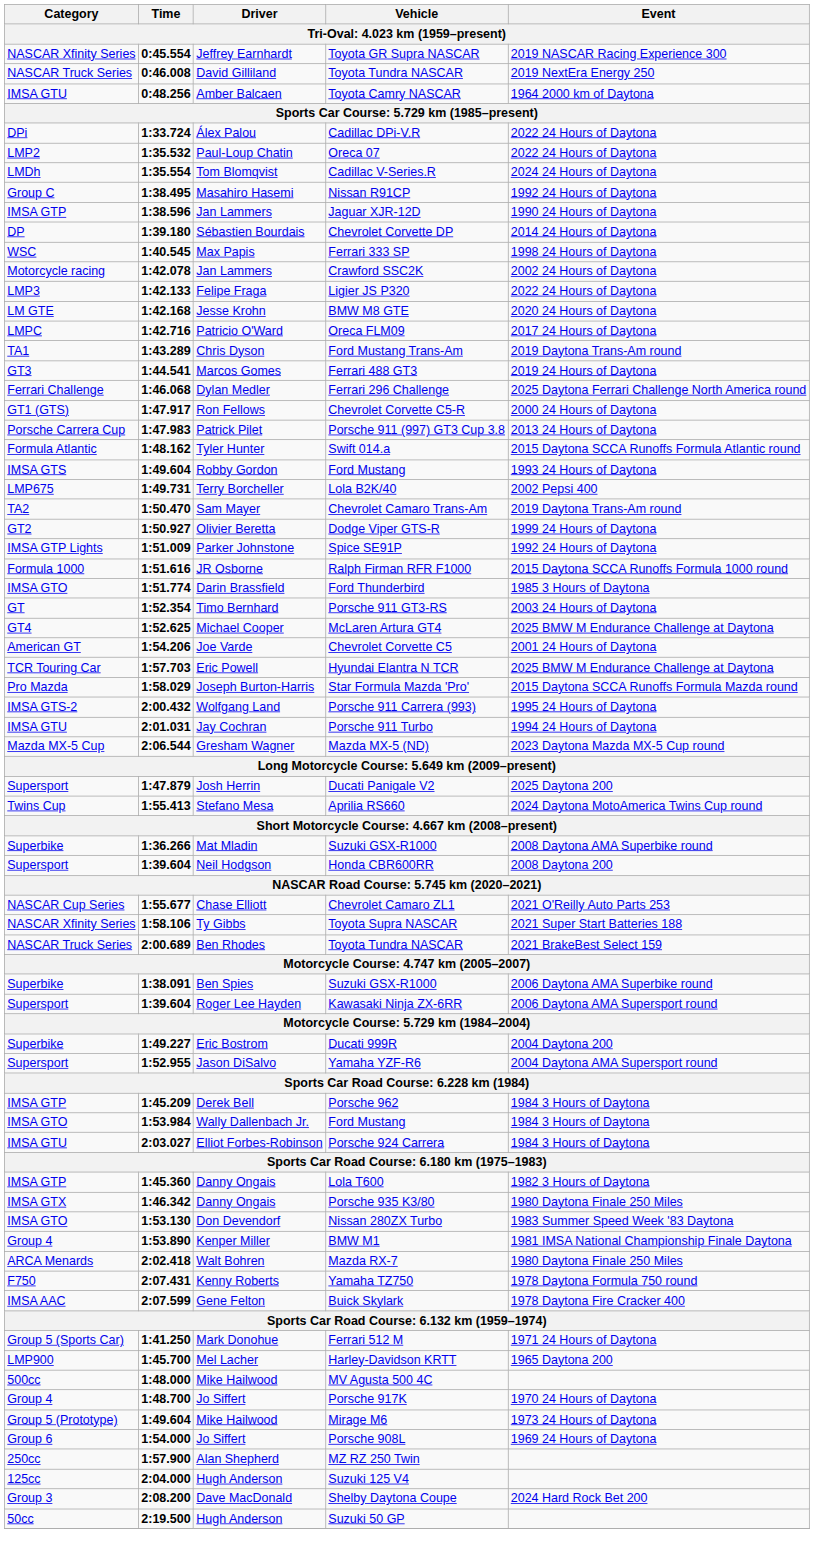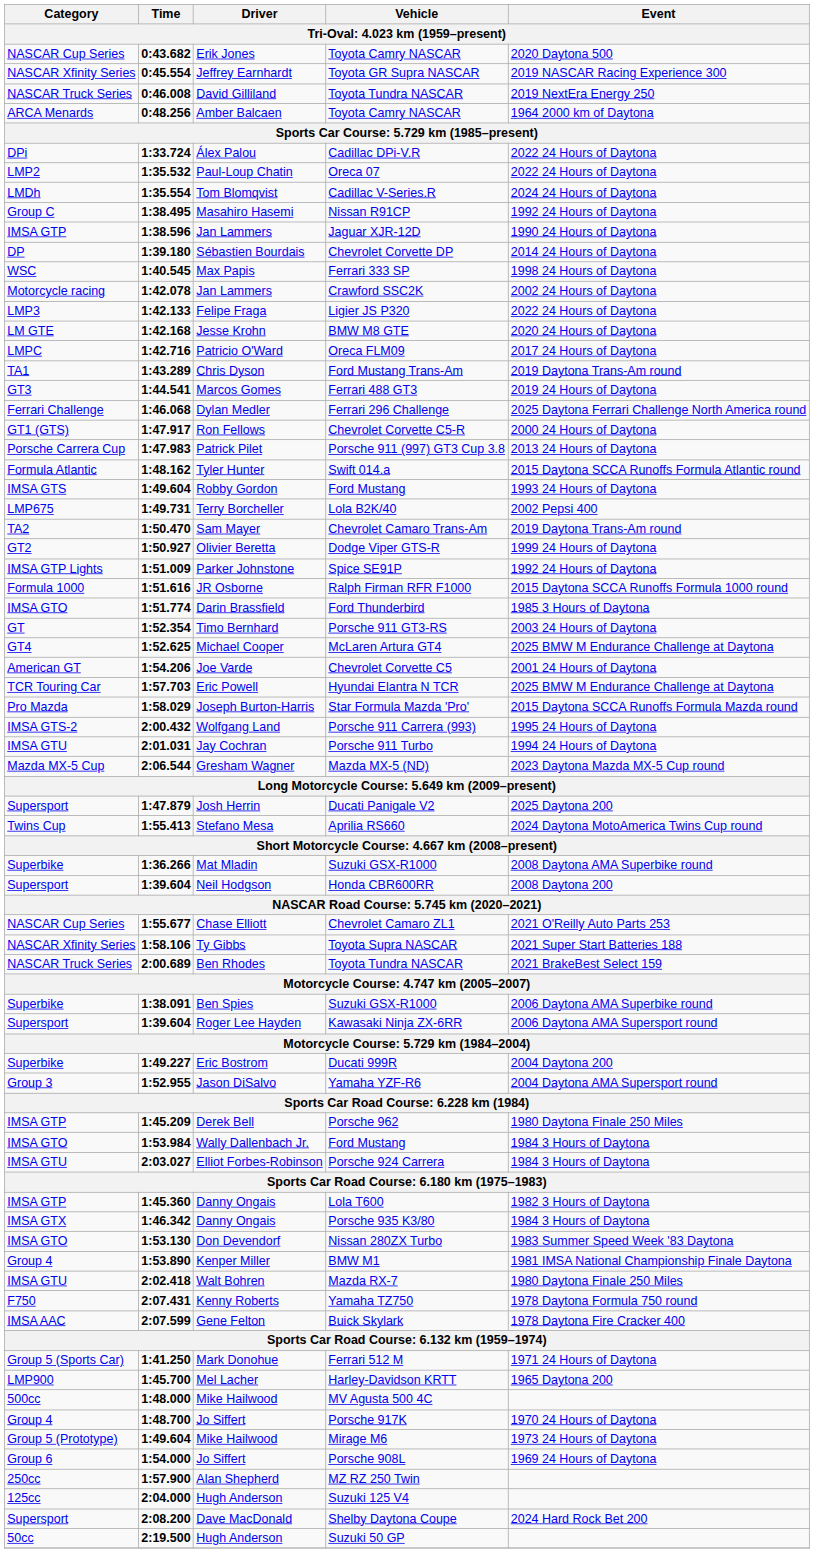+ row: (225, 53)
(37, 93) IMSA GTU -> (50, 113) ARCA Menards
(38, 1063) Supersport -> (30, 1083) Group 3
(580, 1102) 1984 3 Hours of Daytona -> (597, 1122) 1980 Daytona Finale 250 Miles
(597, 1201) 1980 Daytona Finale 250 Miles -> (580, 1221) 1984 3 Hours of Daytona
(50, 1261) ARCA Menards -> (37, 1281) IMSA GTU
(30, 1498) Group 3 -> (38, 1518) Supersport
